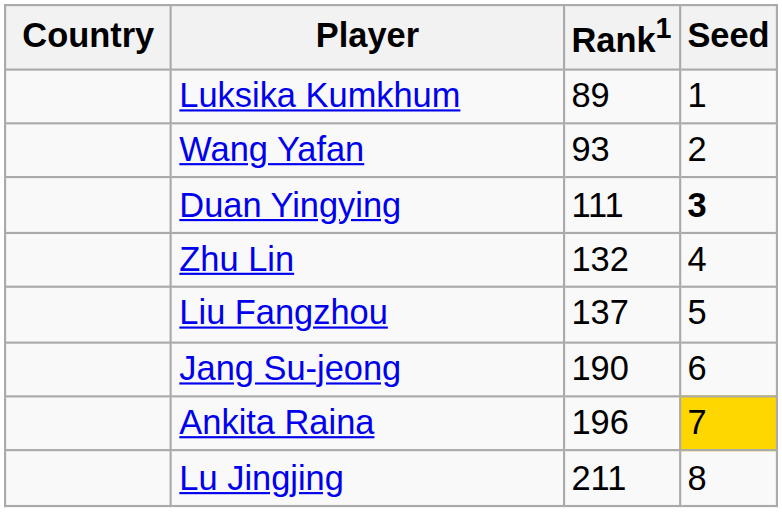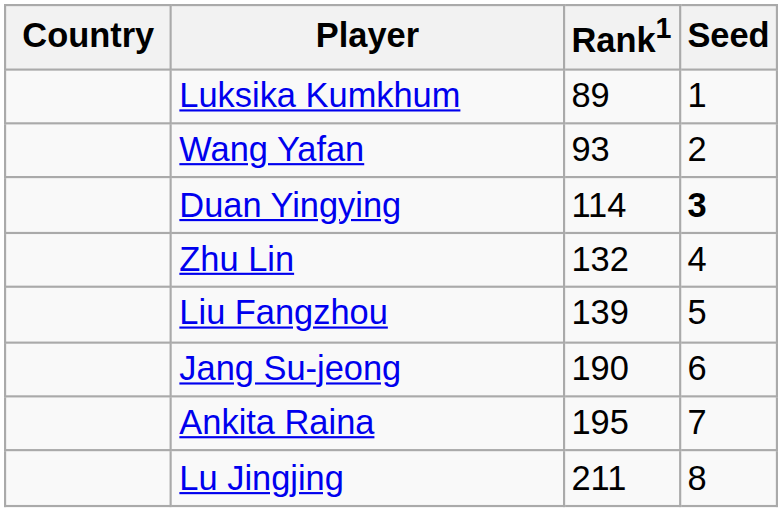(598, 204) 111 -> (599, 204) 114
(600, 313) 137 -> (600, 313) 139
(600, 422) 196 -> (600, 422) 195
(697, 422) gold background -> (697, 422) no background
